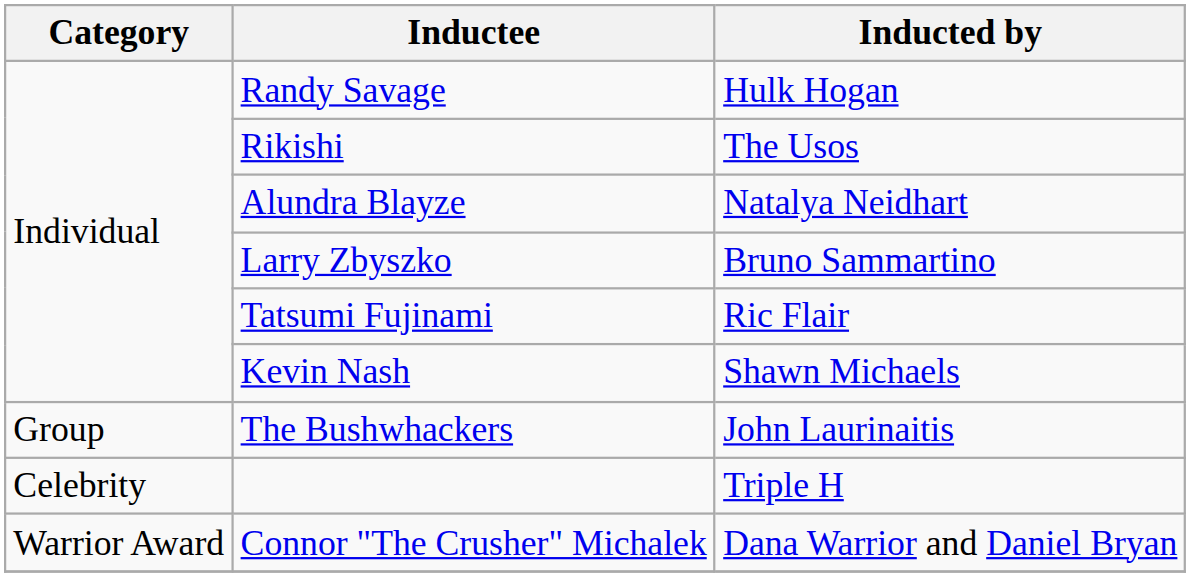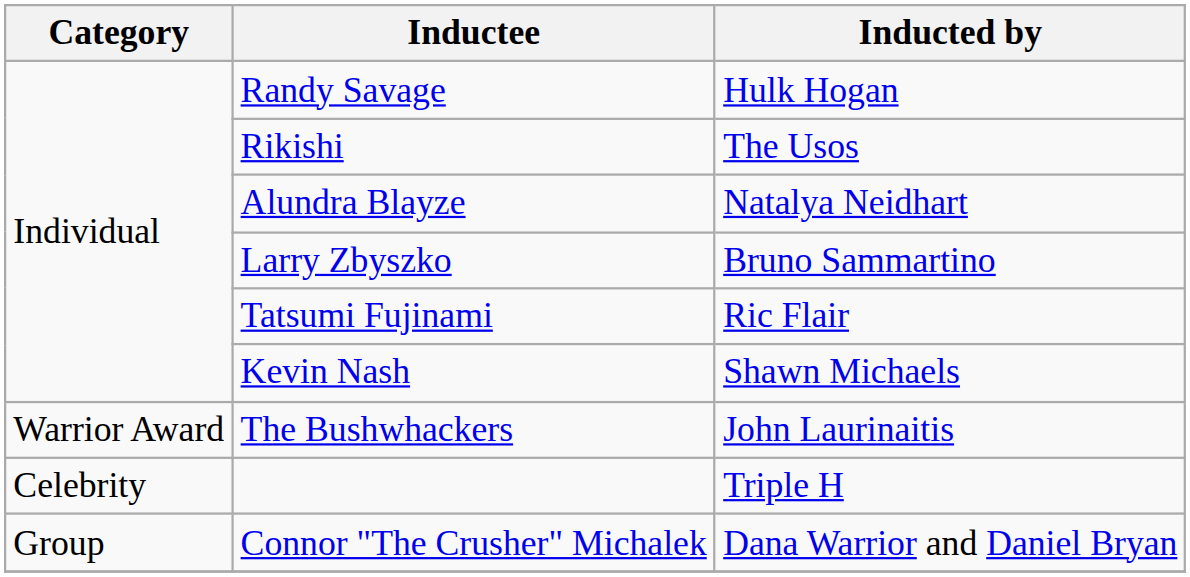(59, 428) Group -> (119, 428) Warrior Award
(119, 542) Warrior Award -> (59, 542) Group
